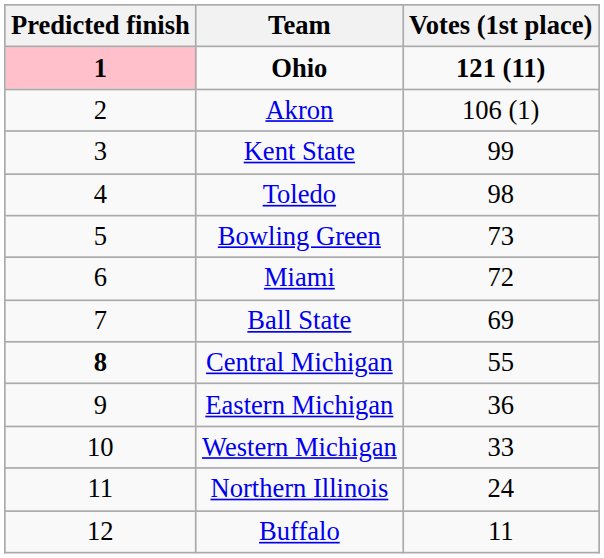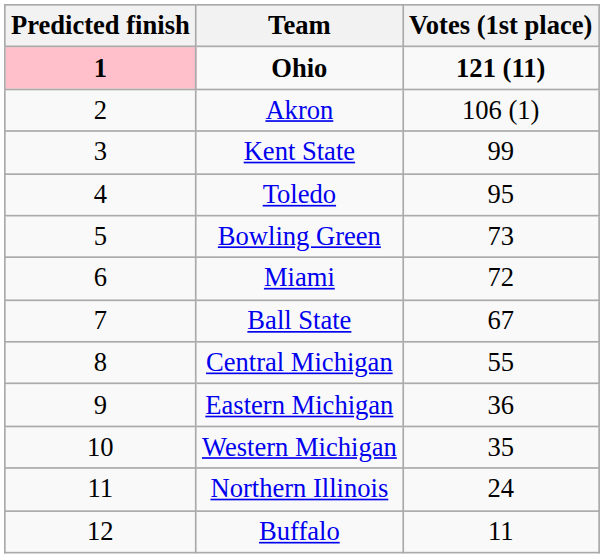(501, 194) 98 -> (501, 194) 95
(501, 320) 69 -> (501, 320) 67
(100, 362) bold -> (100, 362) normal
(501, 446) 33 -> (501, 446) 35
